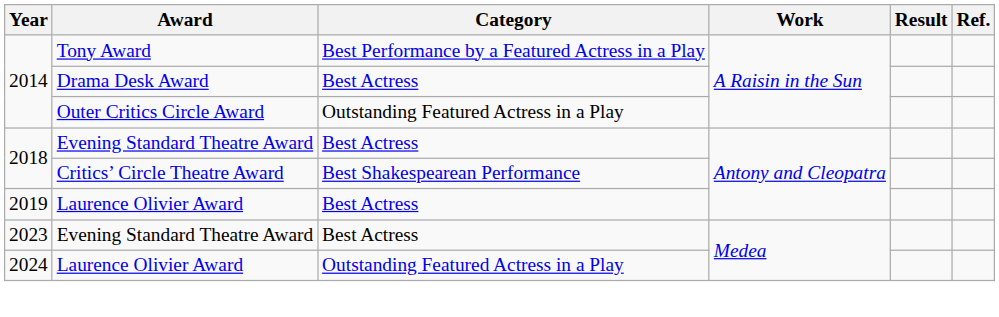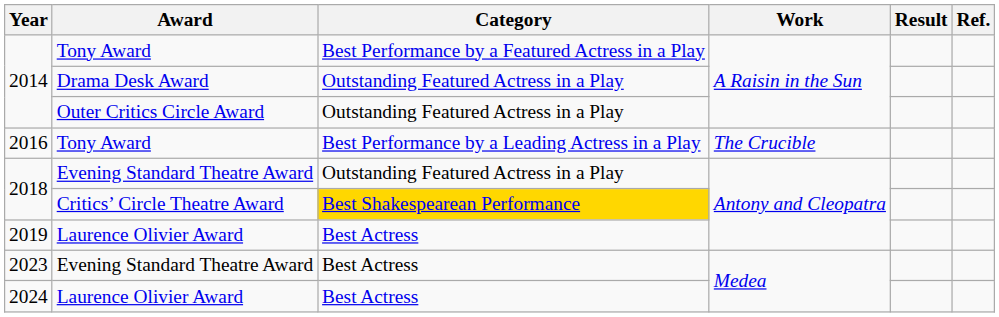(370, 81) Best Actress -> (473, 81) Outstanding Featured Actress in a Play
+ row: (28, 142)
(370, 142) Best Actress -> (473, 173) Outstanding Featured Actress in a Play
(451, 173) no background -> (451, 204) gold background
(473, 265) Outstanding Featured Actress in a Play -> (370, 296) Best Actress
